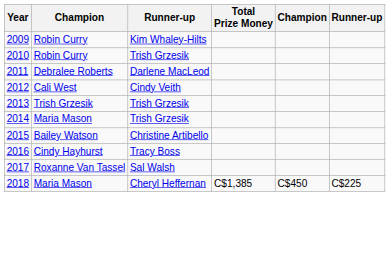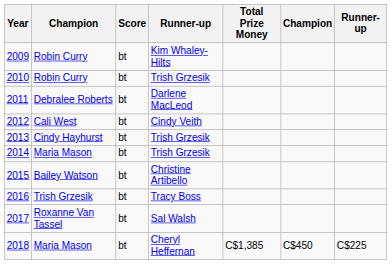+ column: (132, 23)
(63, 103) Trish Grzesik -> (68, 137) Cindy Hayhurst
(68, 151) Cindy Hayhurst -> (63, 197) Trish Grzesik
